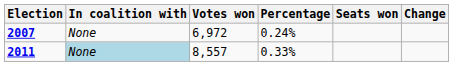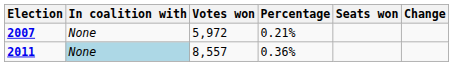(210, 33) 6,972 -> (210, 33) 5,972
(278, 33) 0.24% -> (278, 33) 0.21%
(278, 52) 0.33% -> (278, 52) 0.36%
